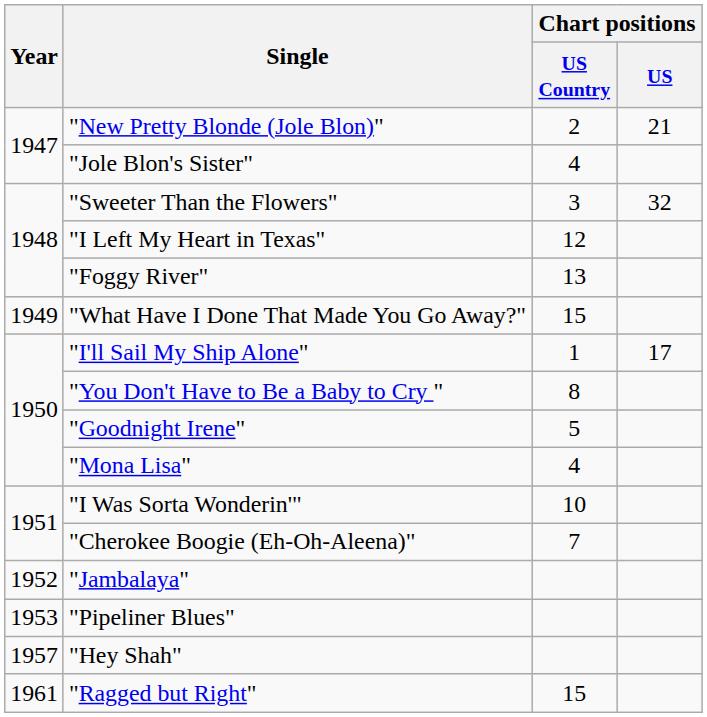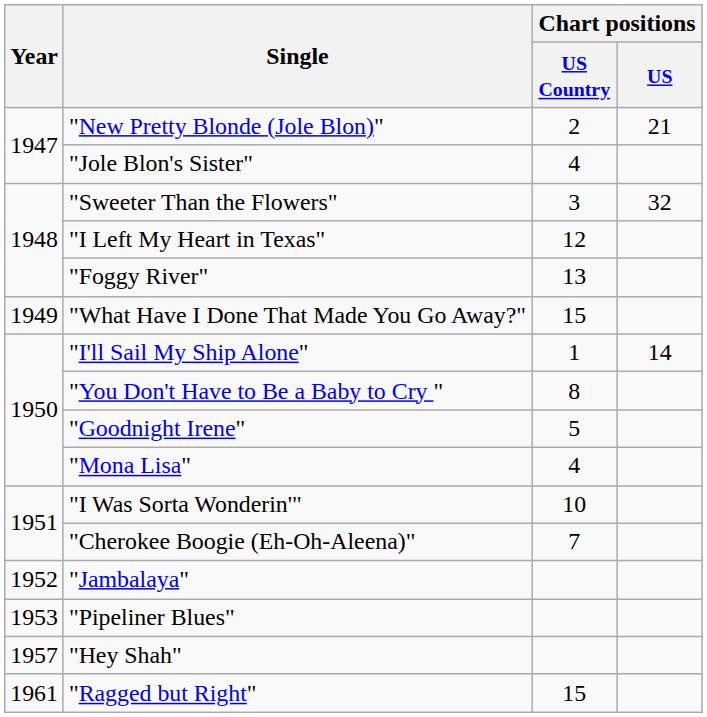(660, 352) 17 -> (660, 352) 14
